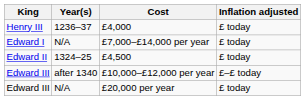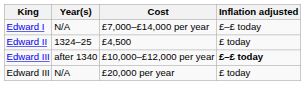- row: (116, 27)
(235, 42) £ today -> (240, 27) £–£ today
(240, 73) normal -> (241, 57) bold
